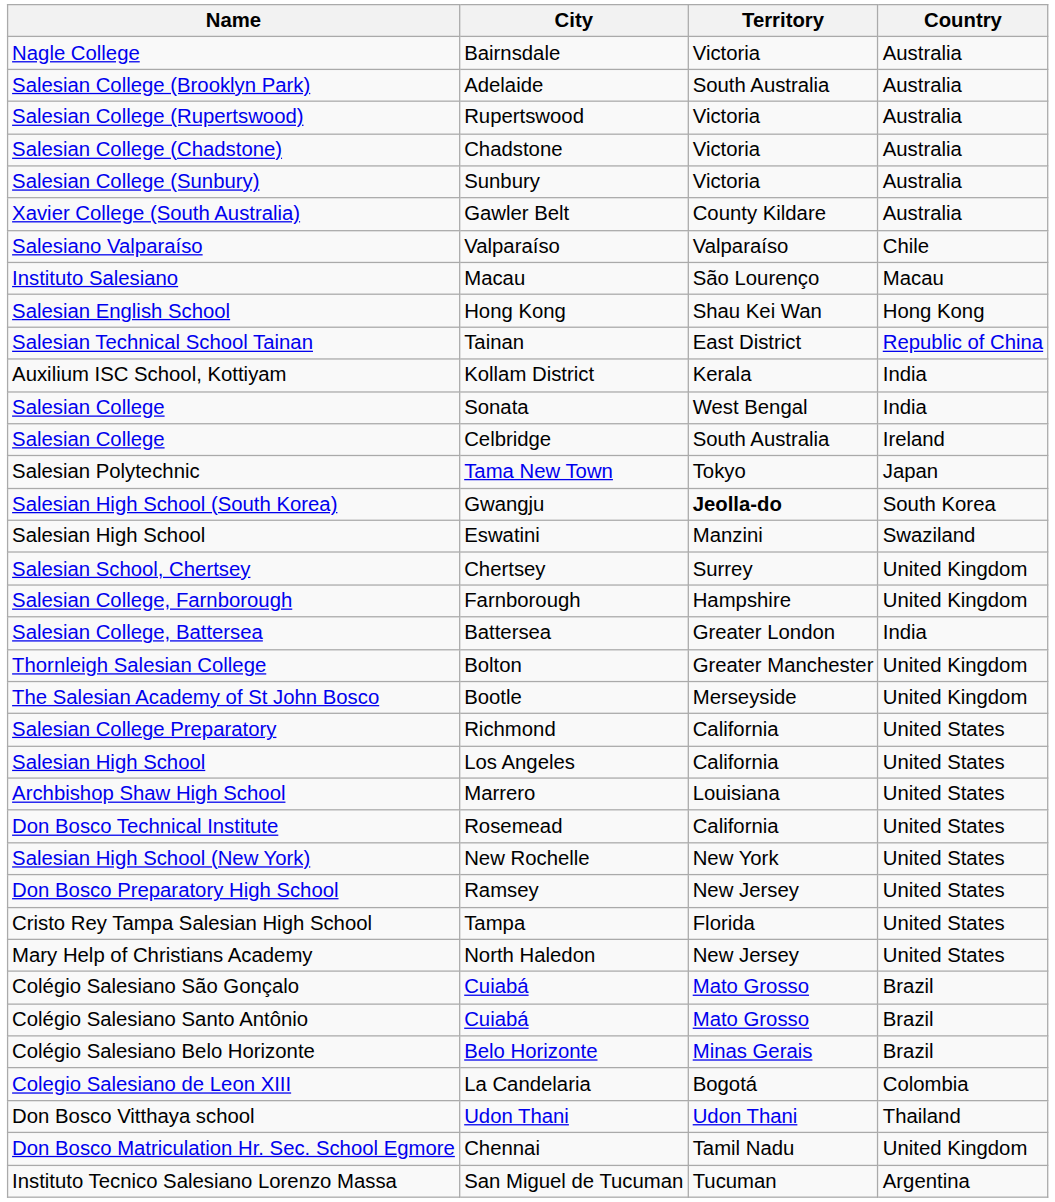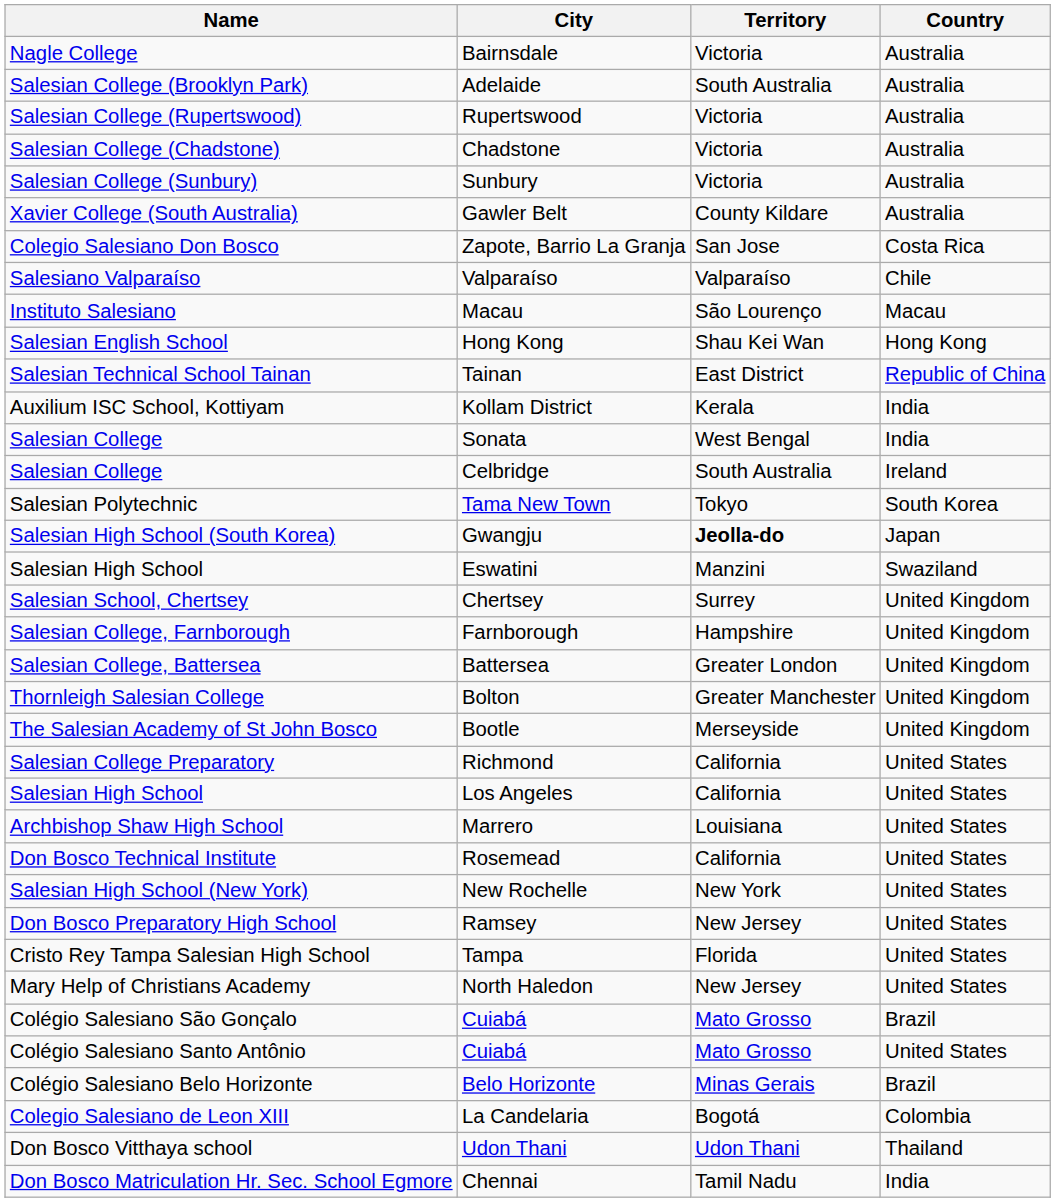+ row: (144, 246)
(910, 471) Japan -> (942, 504) South Korea
(939, 504) South Korea -> (913, 536) Japan
(905, 632) India -> (957, 665) United Kingdom
(908, 1019) Brazil -> (946, 1051) United States
(955, 1148) United Kingdom -> (907, 1180) India
- row: (205, 1180)
